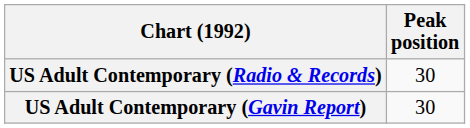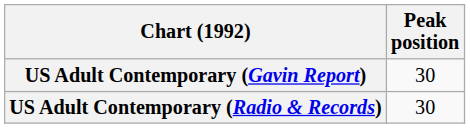rows swapped: (195, 75) <-> (195, 107)
